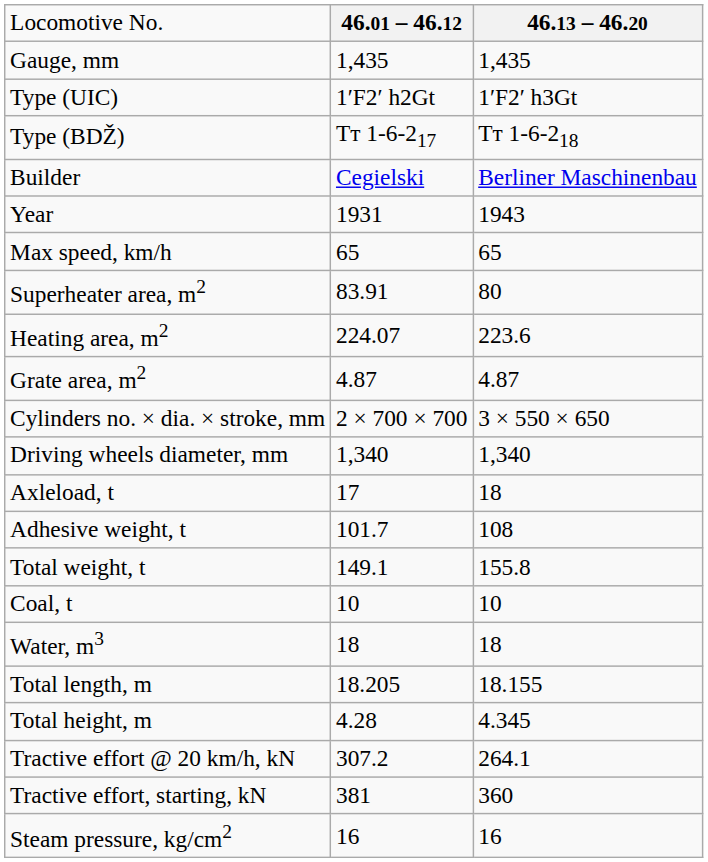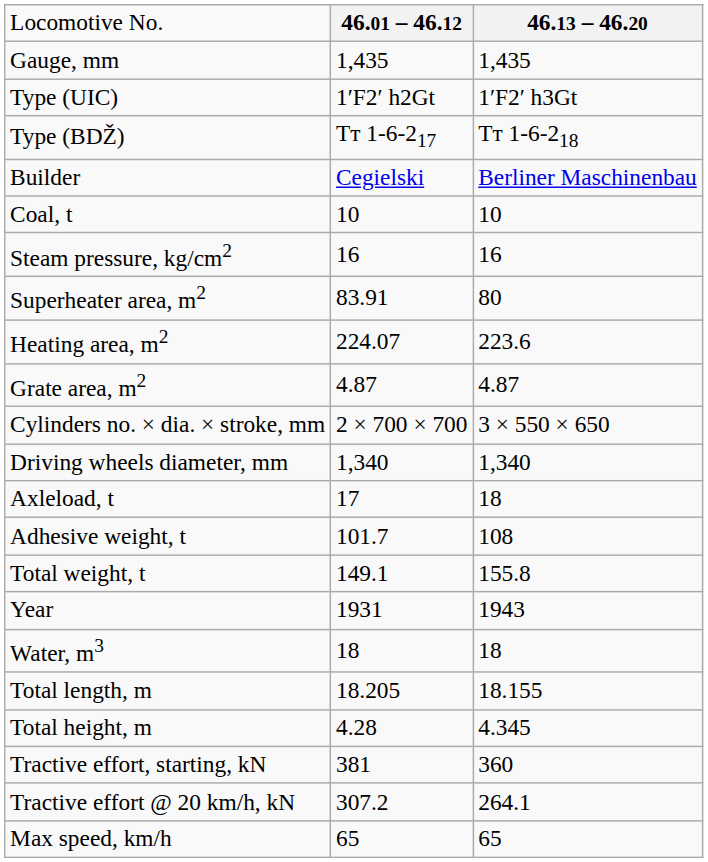rows swapped: (32, 214) <-> (41, 603)
rows swapped: (121, 835) <-> (91, 251)
rows swapped: (138, 795) <-> (153, 758)
